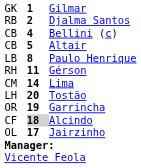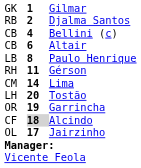(30, 46) 5 -> (30, 46) 6
